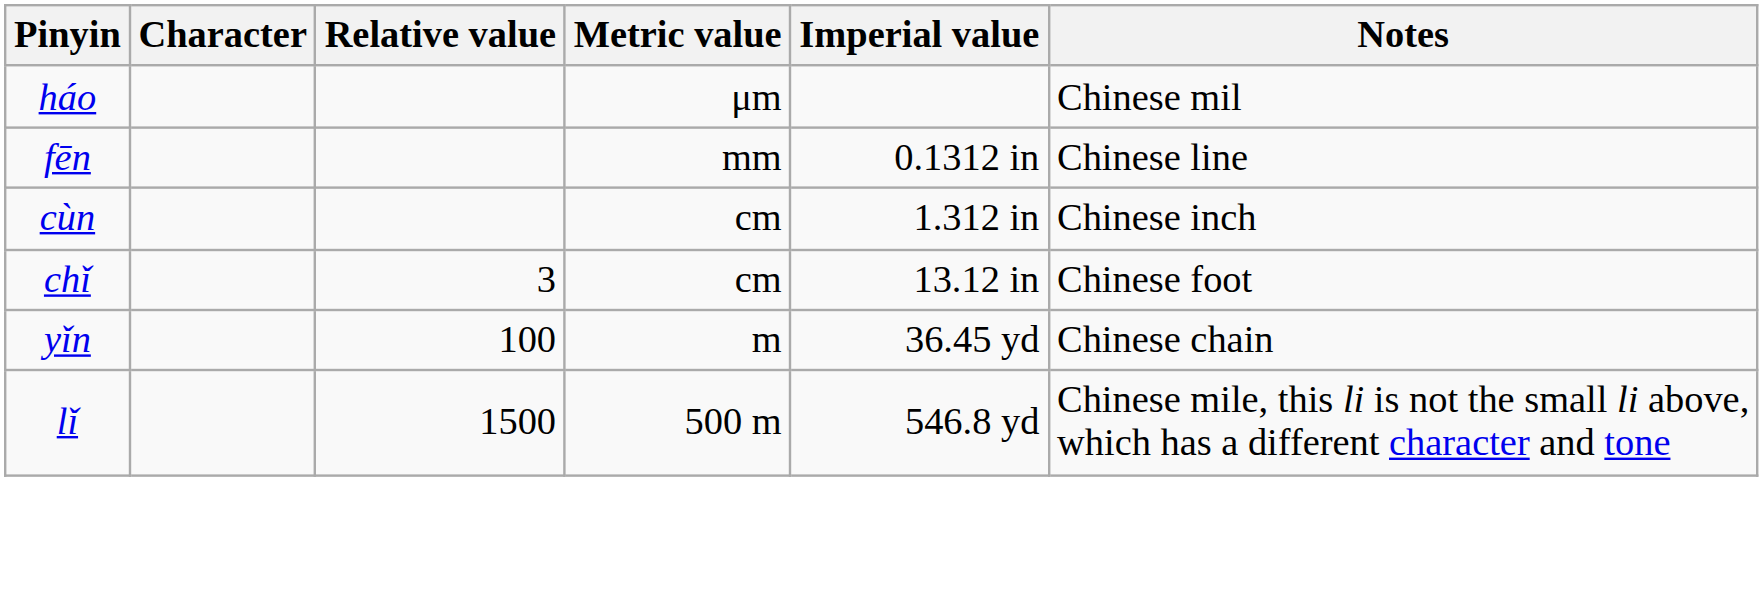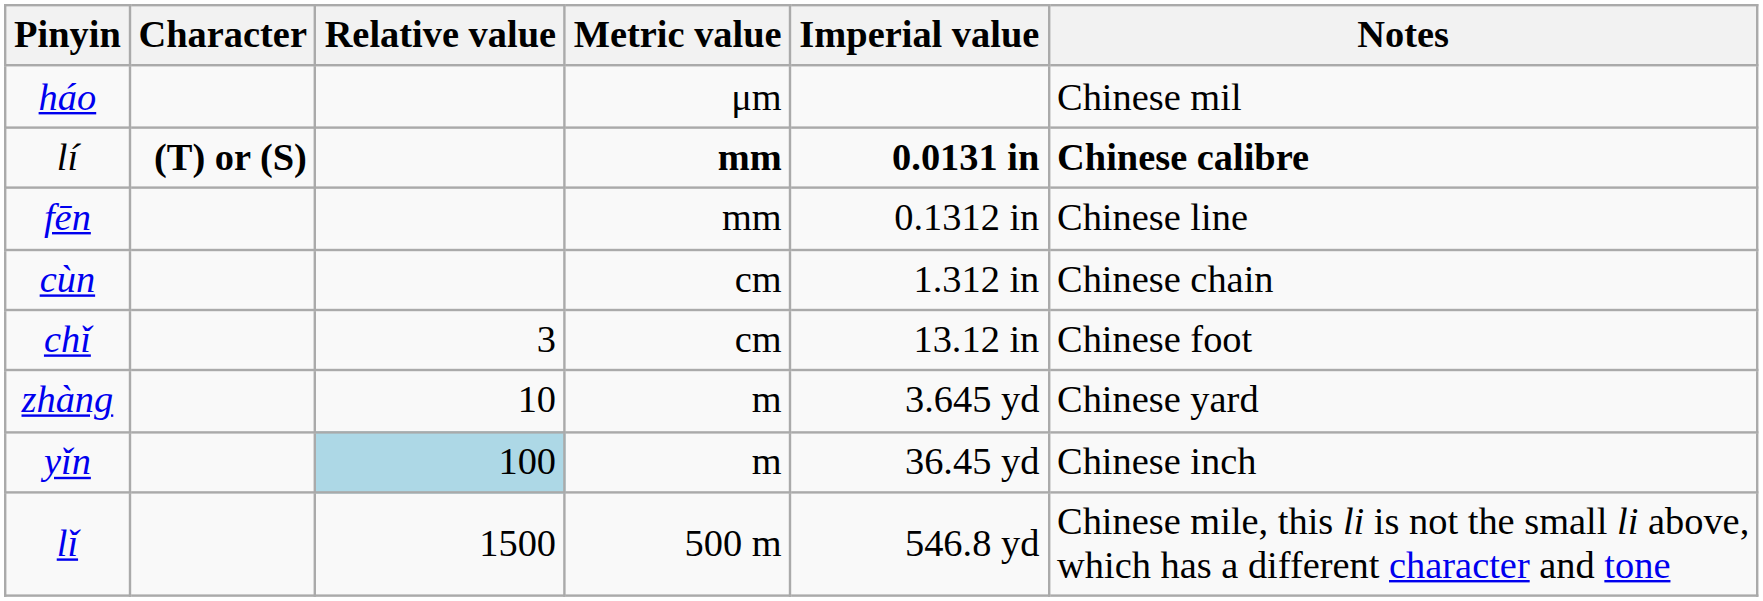+ row: (67, 156)
(1157, 217) Chinese inch -> (1165, 278) Chinese chain
+ row: (67, 400)
(527, 339) no background -> (527, 461) lightblue background
(1165, 339) Chinese chain -> (1157, 461) Chinese inch
